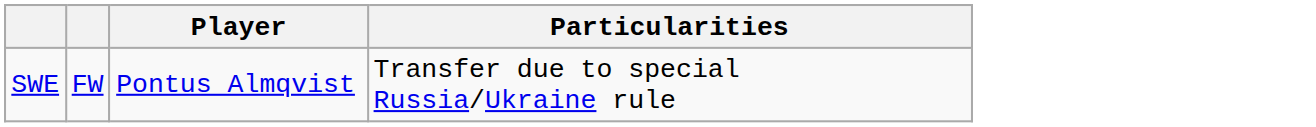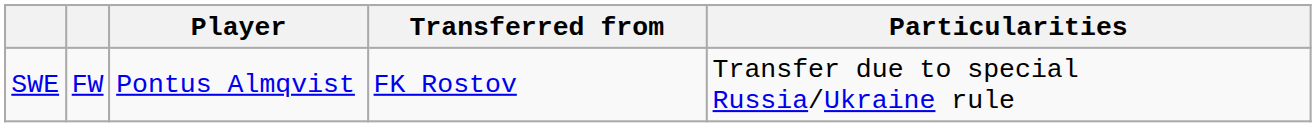+ column: (537, 27)
